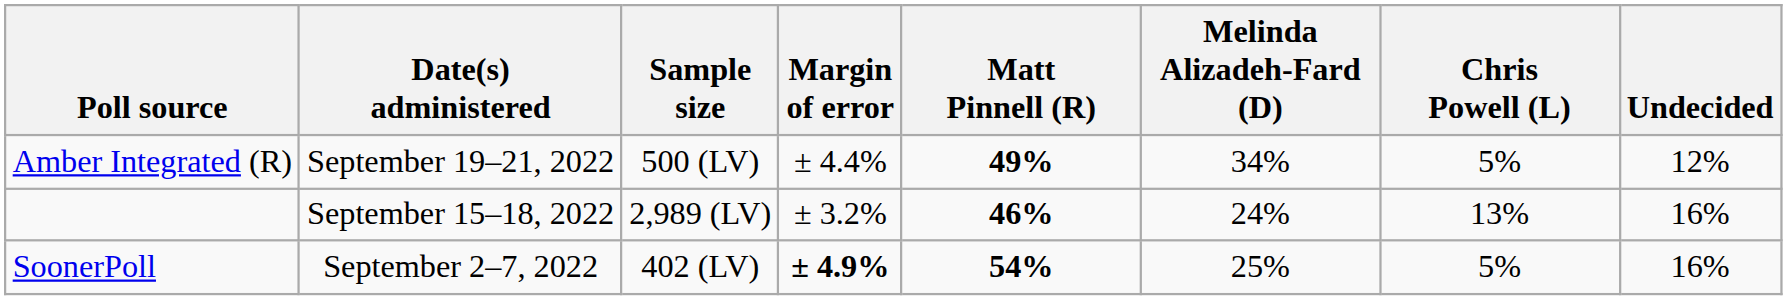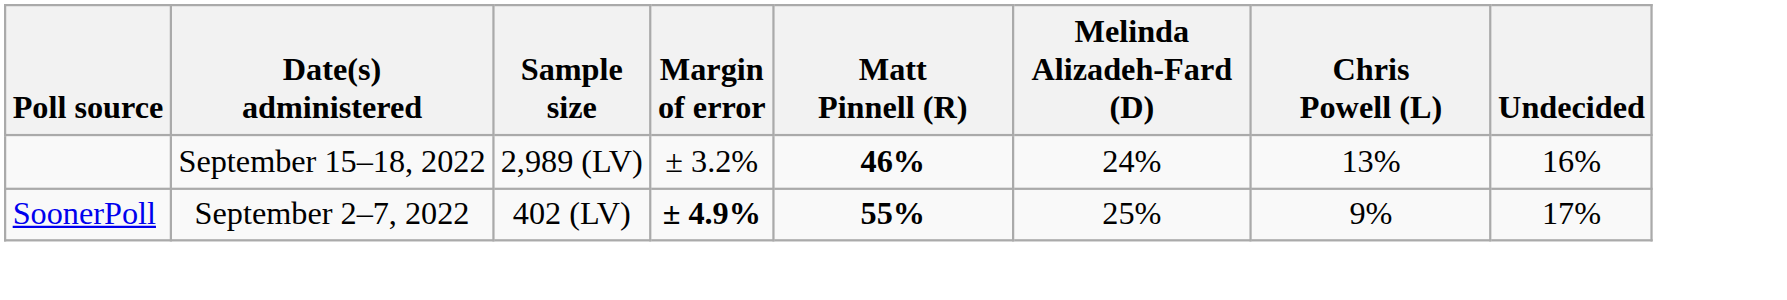- row: (152, 160)
(1021, 267) 54% -> (893, 214) 55%
(1500, 267) 5% -> (1371, 214) 9%
(1700, 267) 16% -> (1572, 214) 17%
